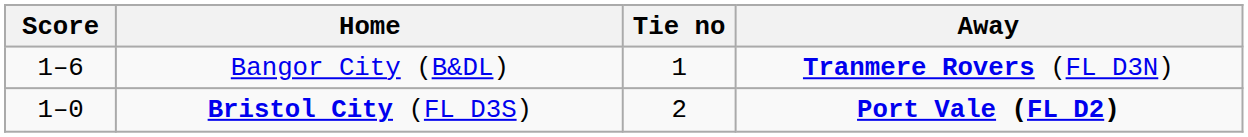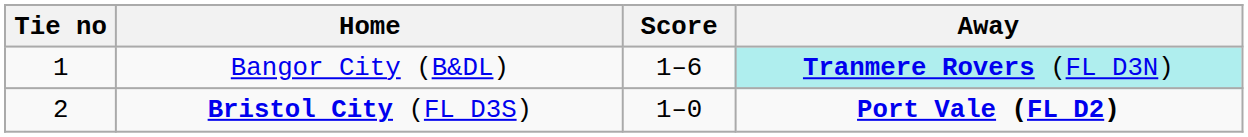columns swapped: (679, 26) <-> (61, 26)
(988, 68) no background -> (988, 68) paleturquoise background
